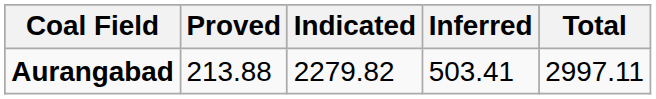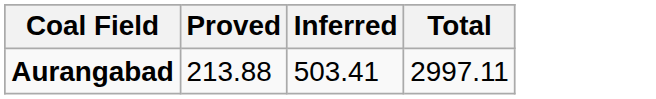- column: (355, 26)
